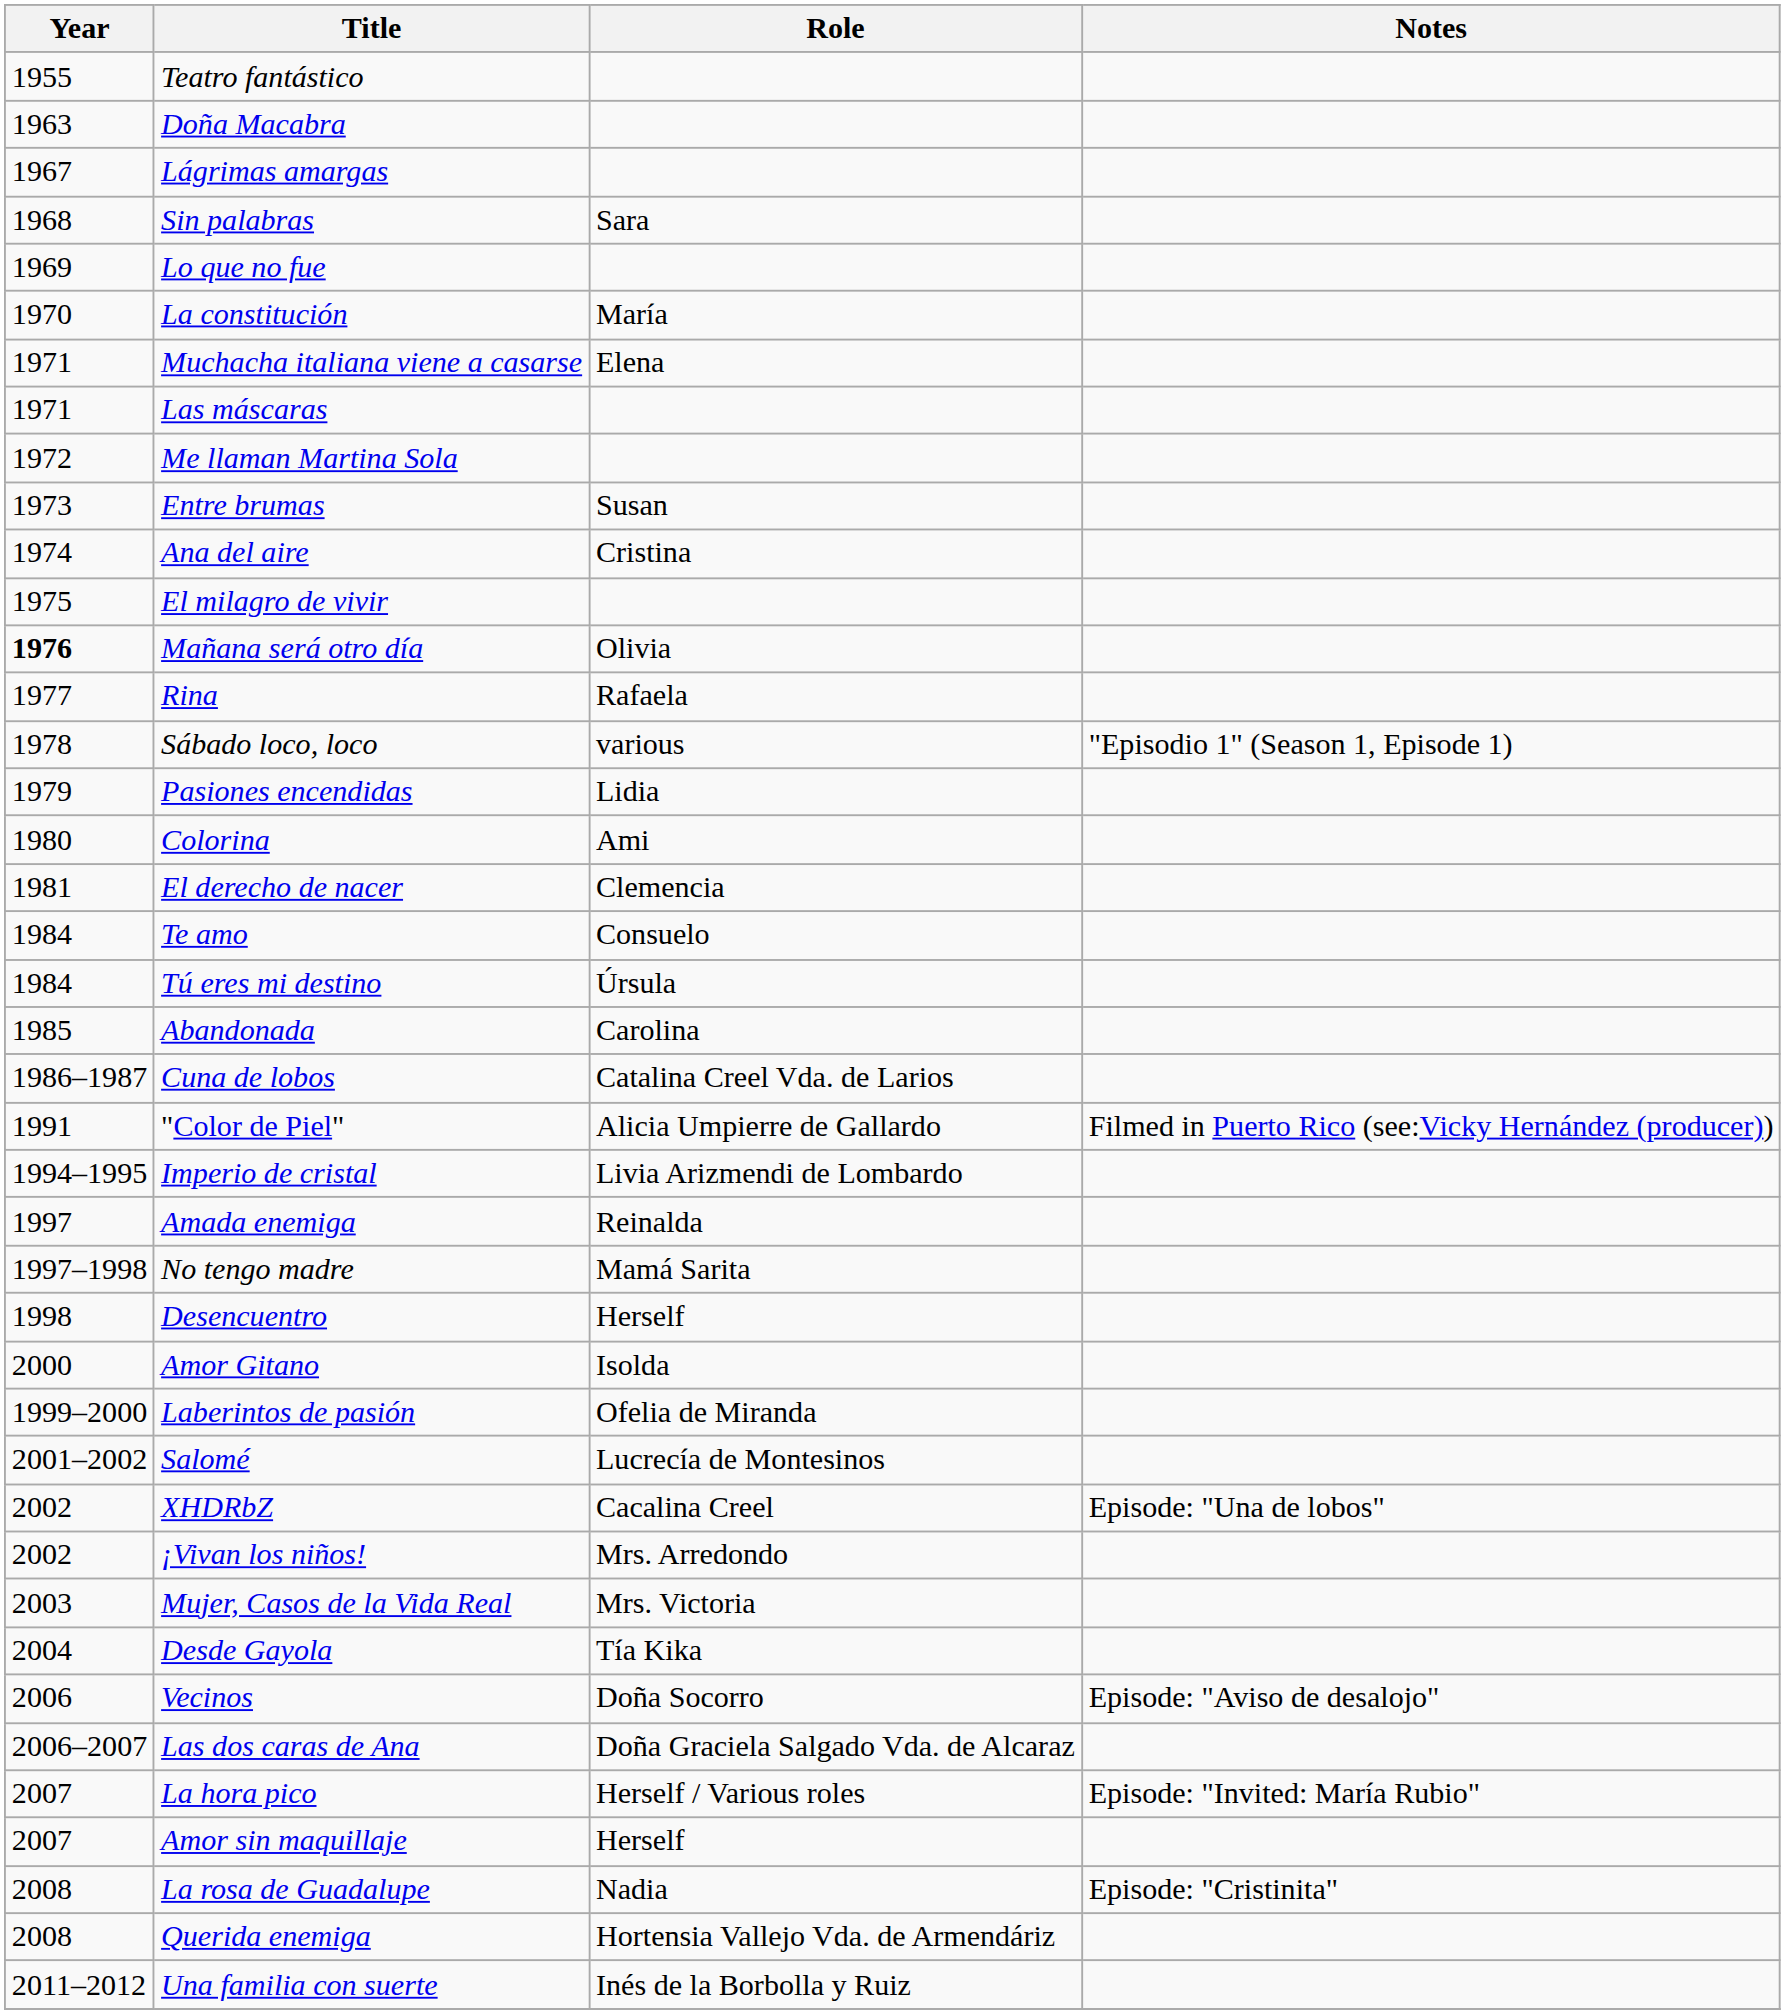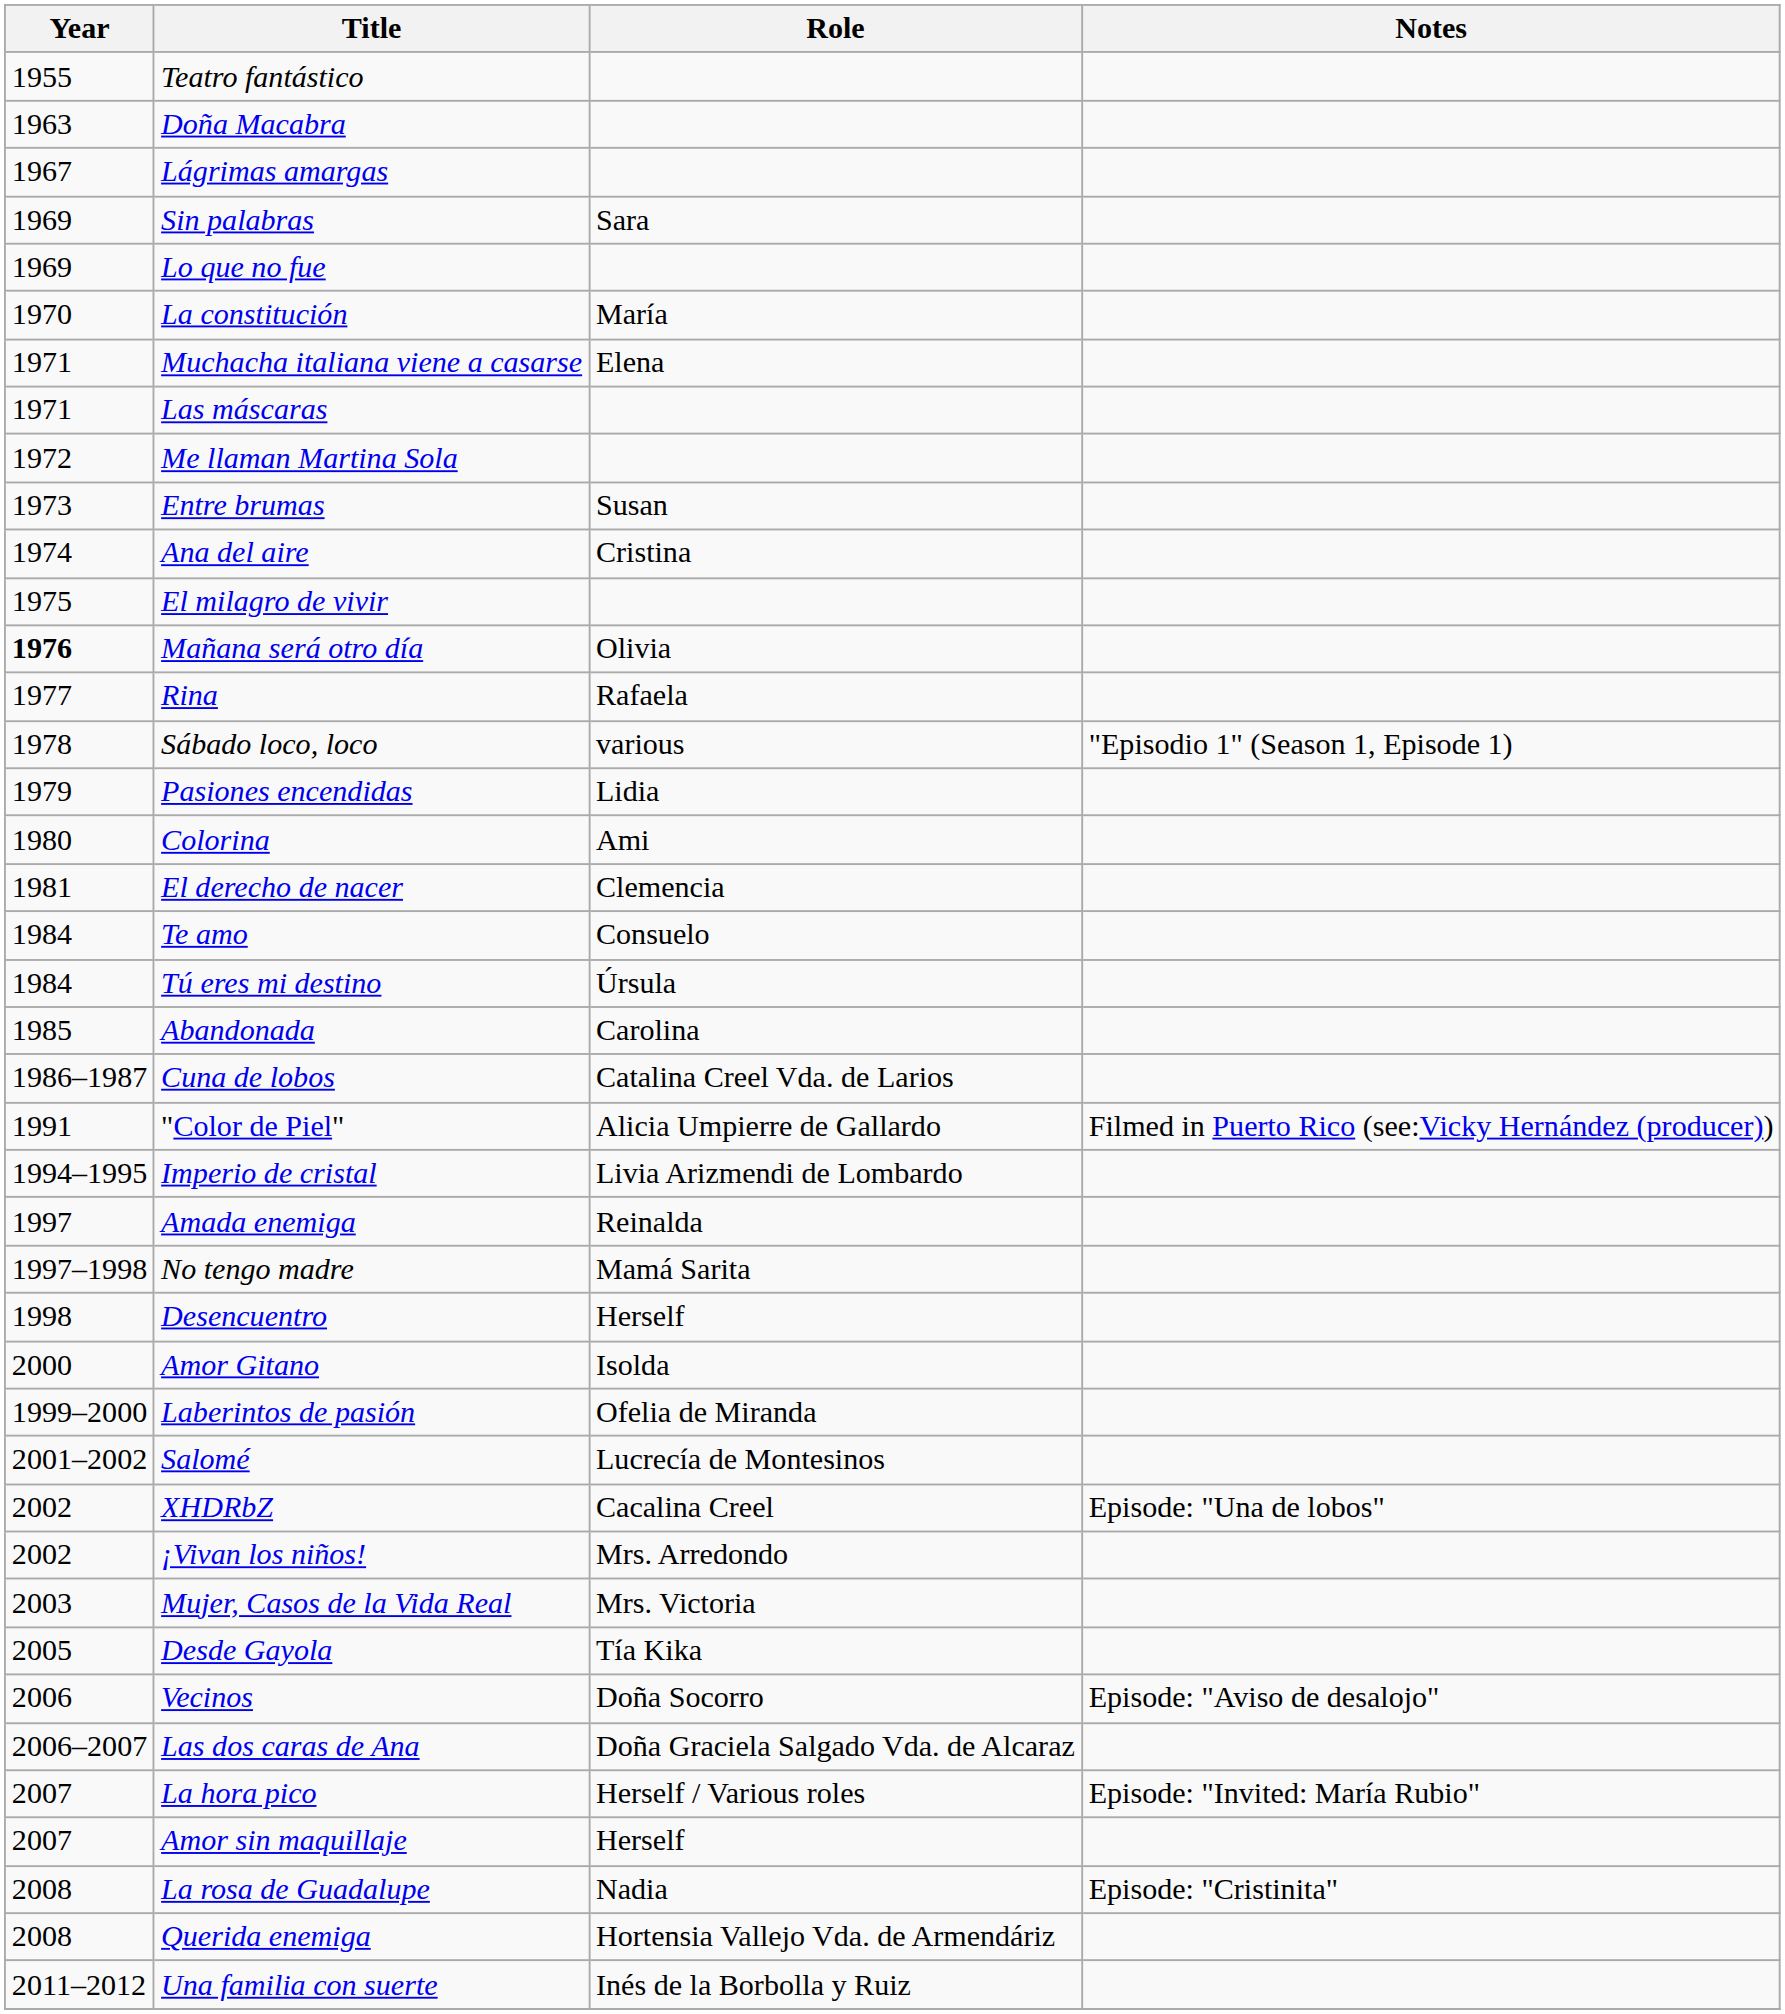(42, 219) 1968 -> (42, 219) 1969
(42, 1650) 2004 -> (42, 1650) 2005
